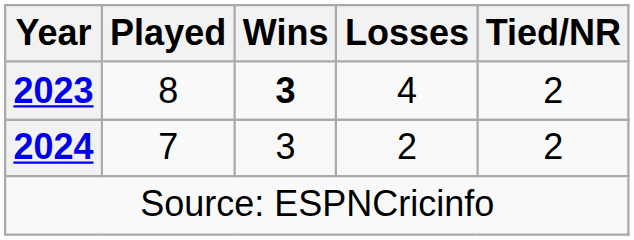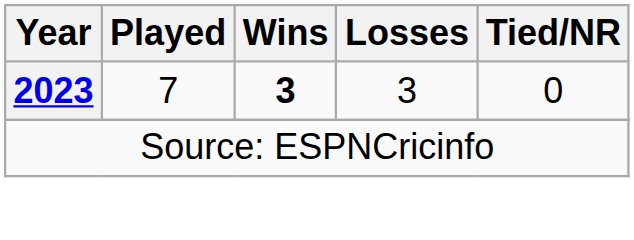(168, 90) 8 -> (168, 90) 7
(407, 90) 4 -> (407, 90) 3
(553, 90) 2 -> (553, 90) 0
- row: (53, 147)
